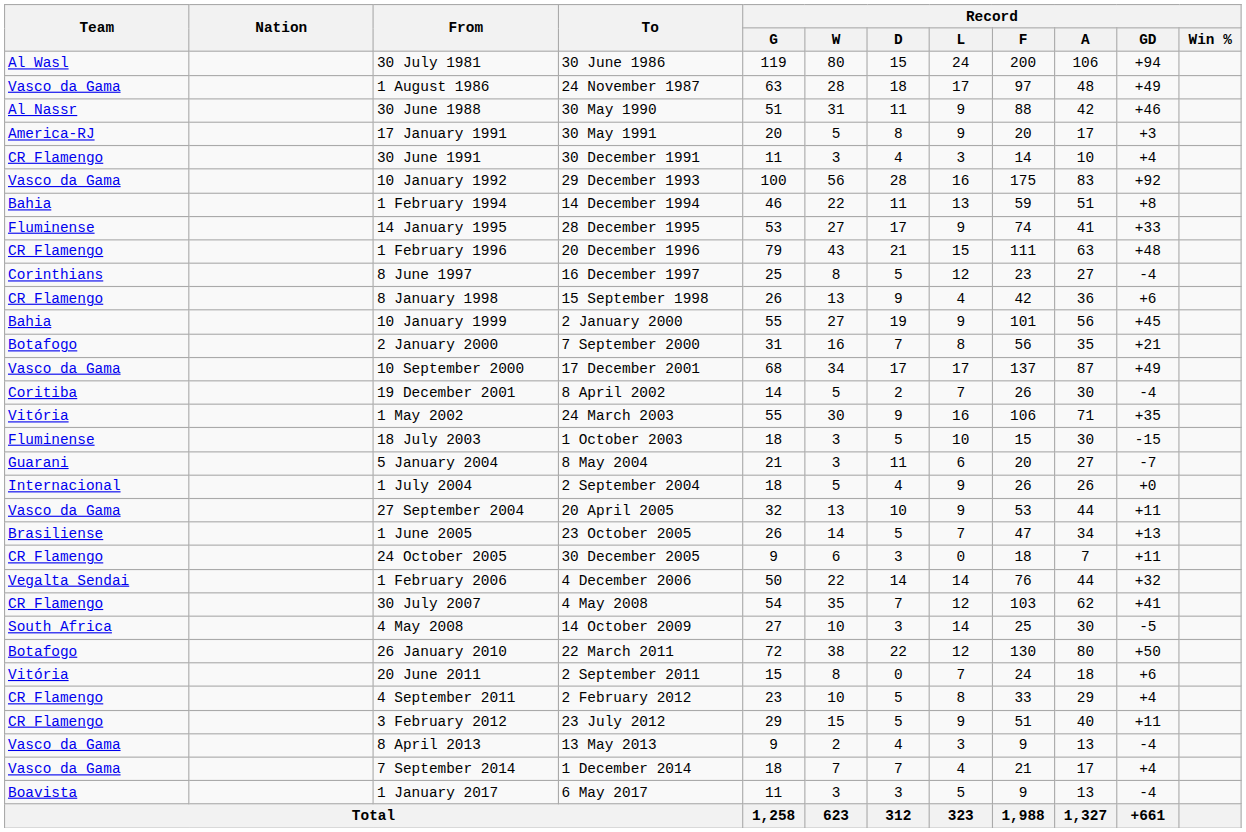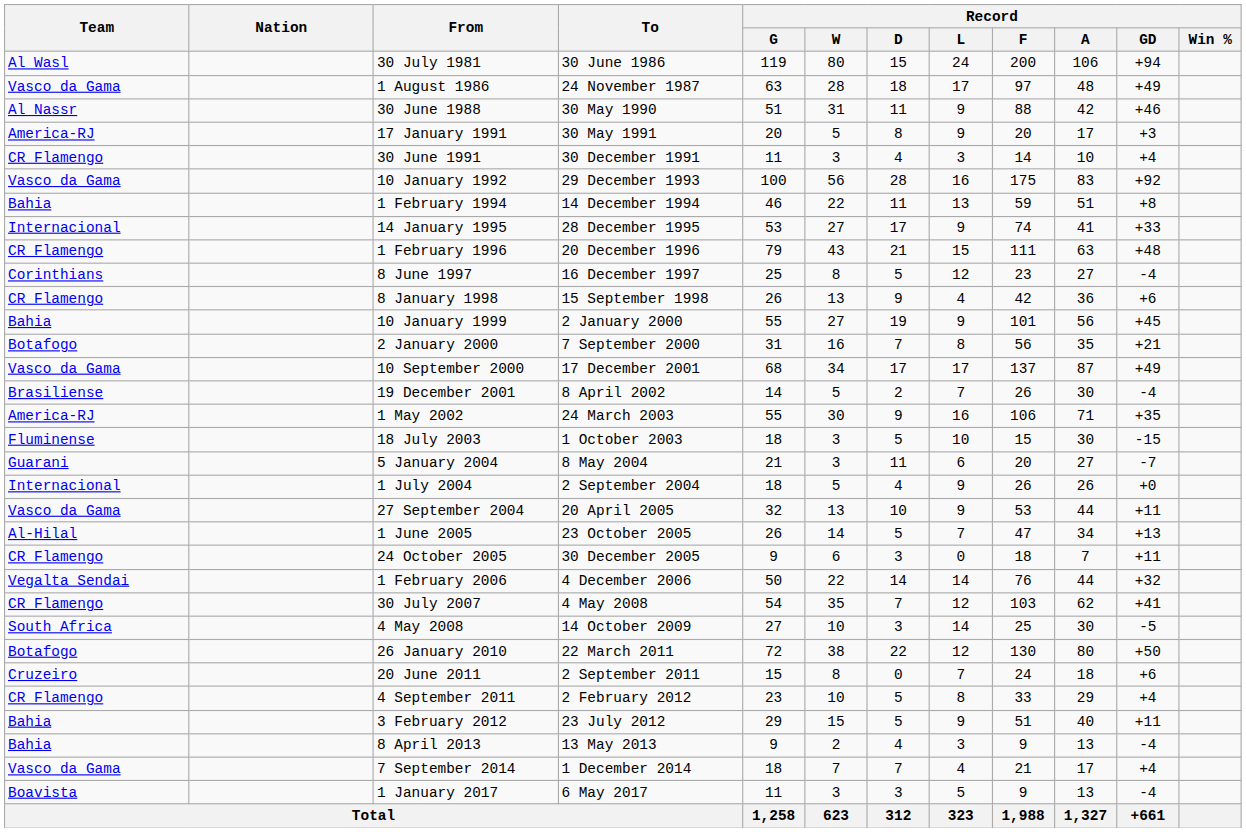(51, 228) Fluminense -> (64, 228) Internacional
(43, 393) Coritiba -> (56, 393) Brasiliense
(38, 416) Vitória -> (51, 416) America-RJ
(56, 534) Brasiliense -> (43, 534) Al-Hilal
(38, 675) Vitória -> (43, 675) Cruzeiro
(56, 722) CR Flamengo -> (30, 722) Bahia
(64, 745) Vasco da Gama -> (30, 745) Bahia
